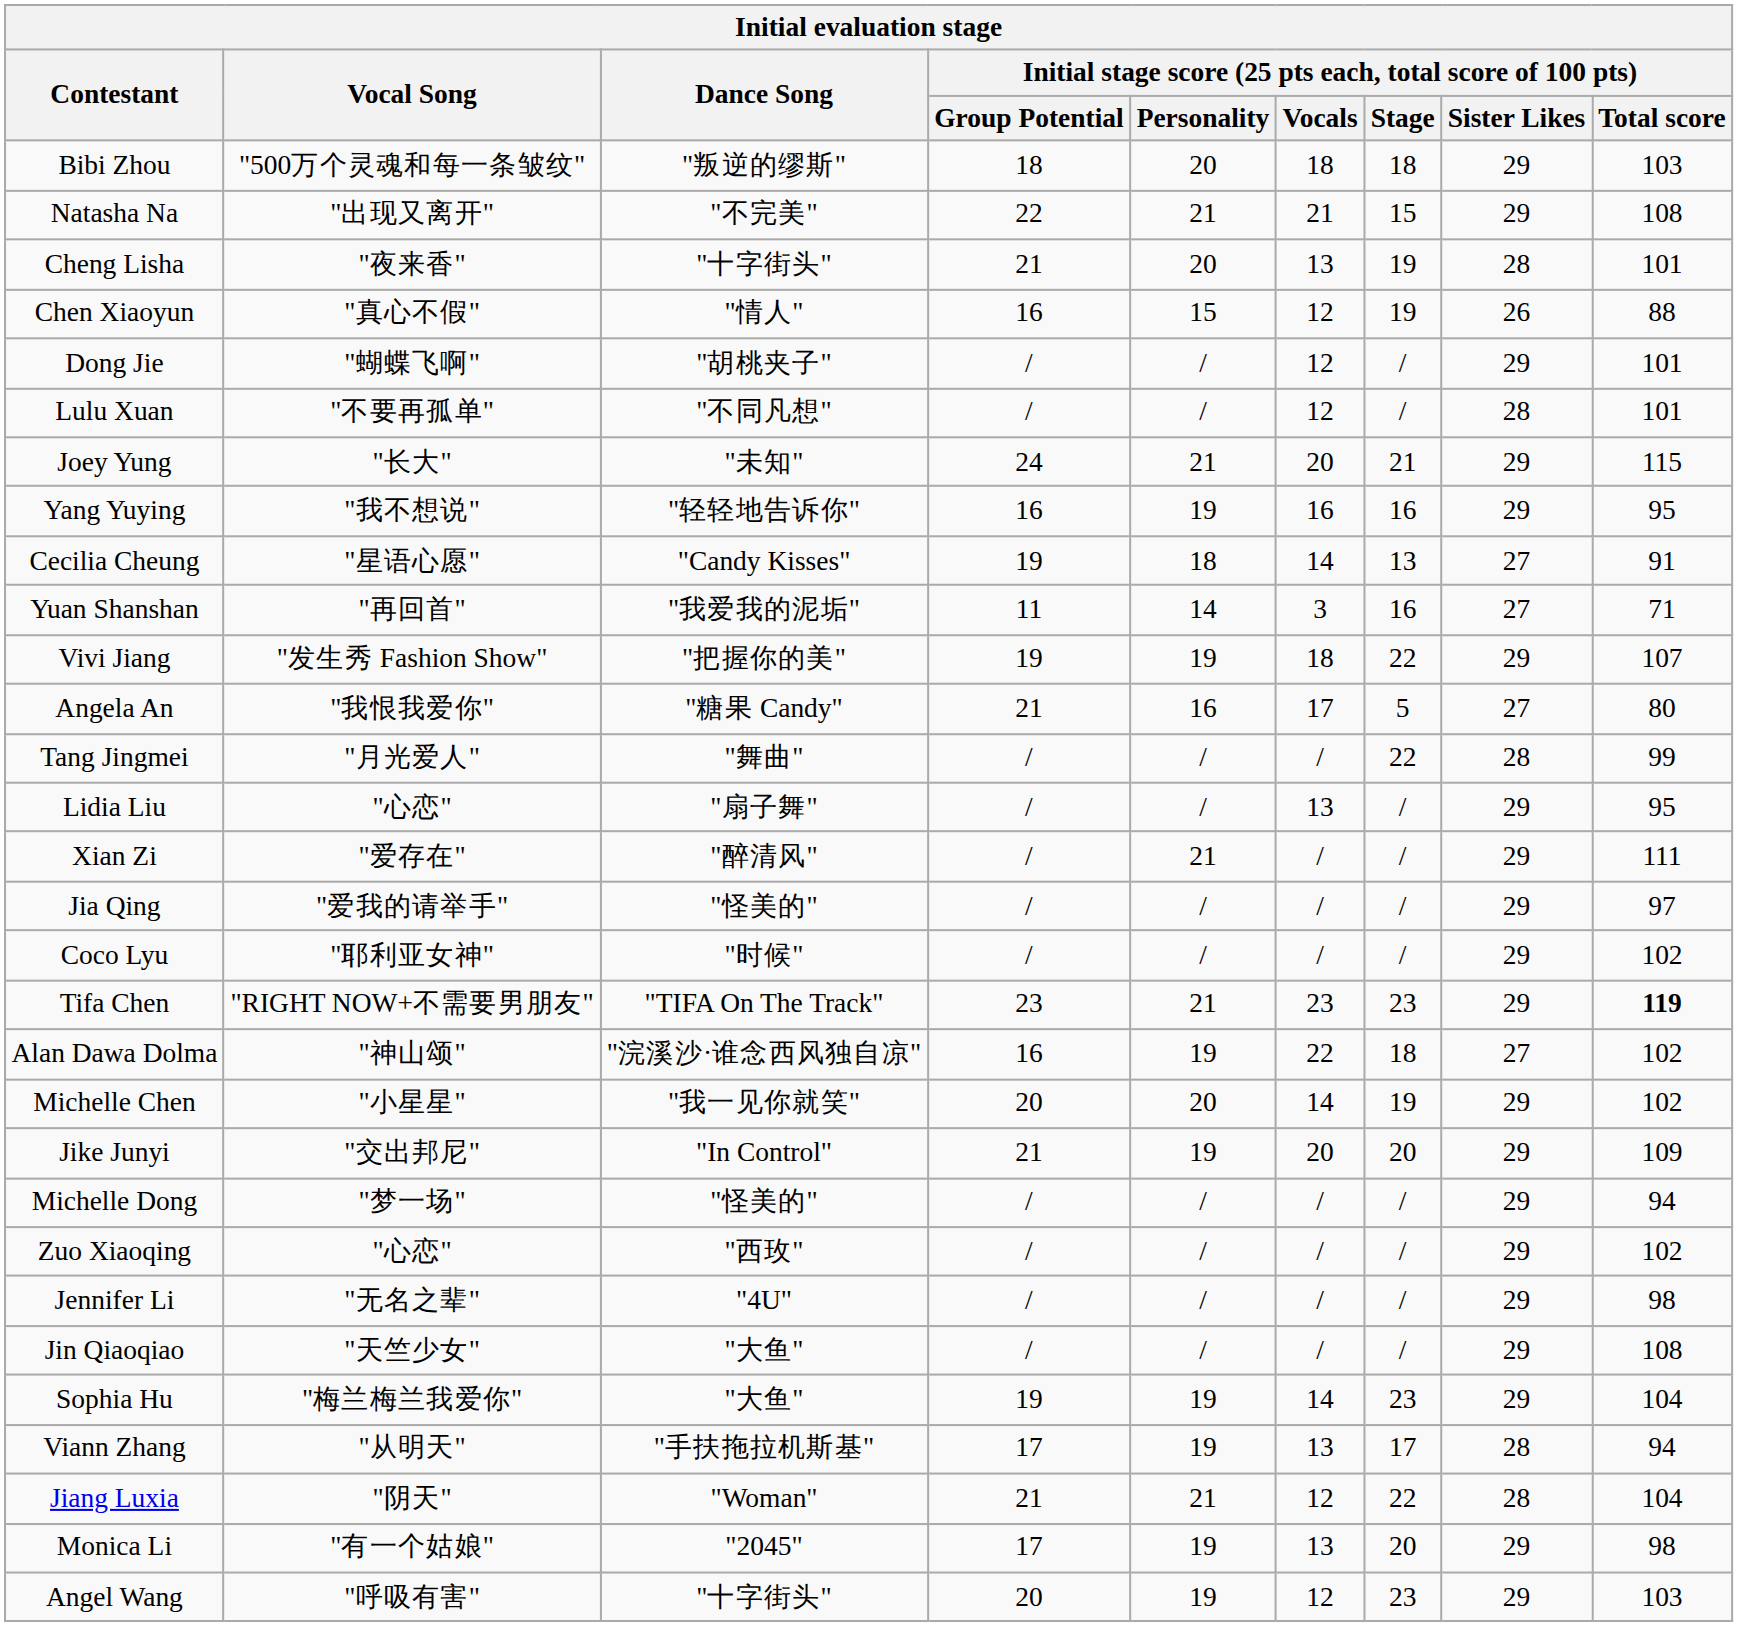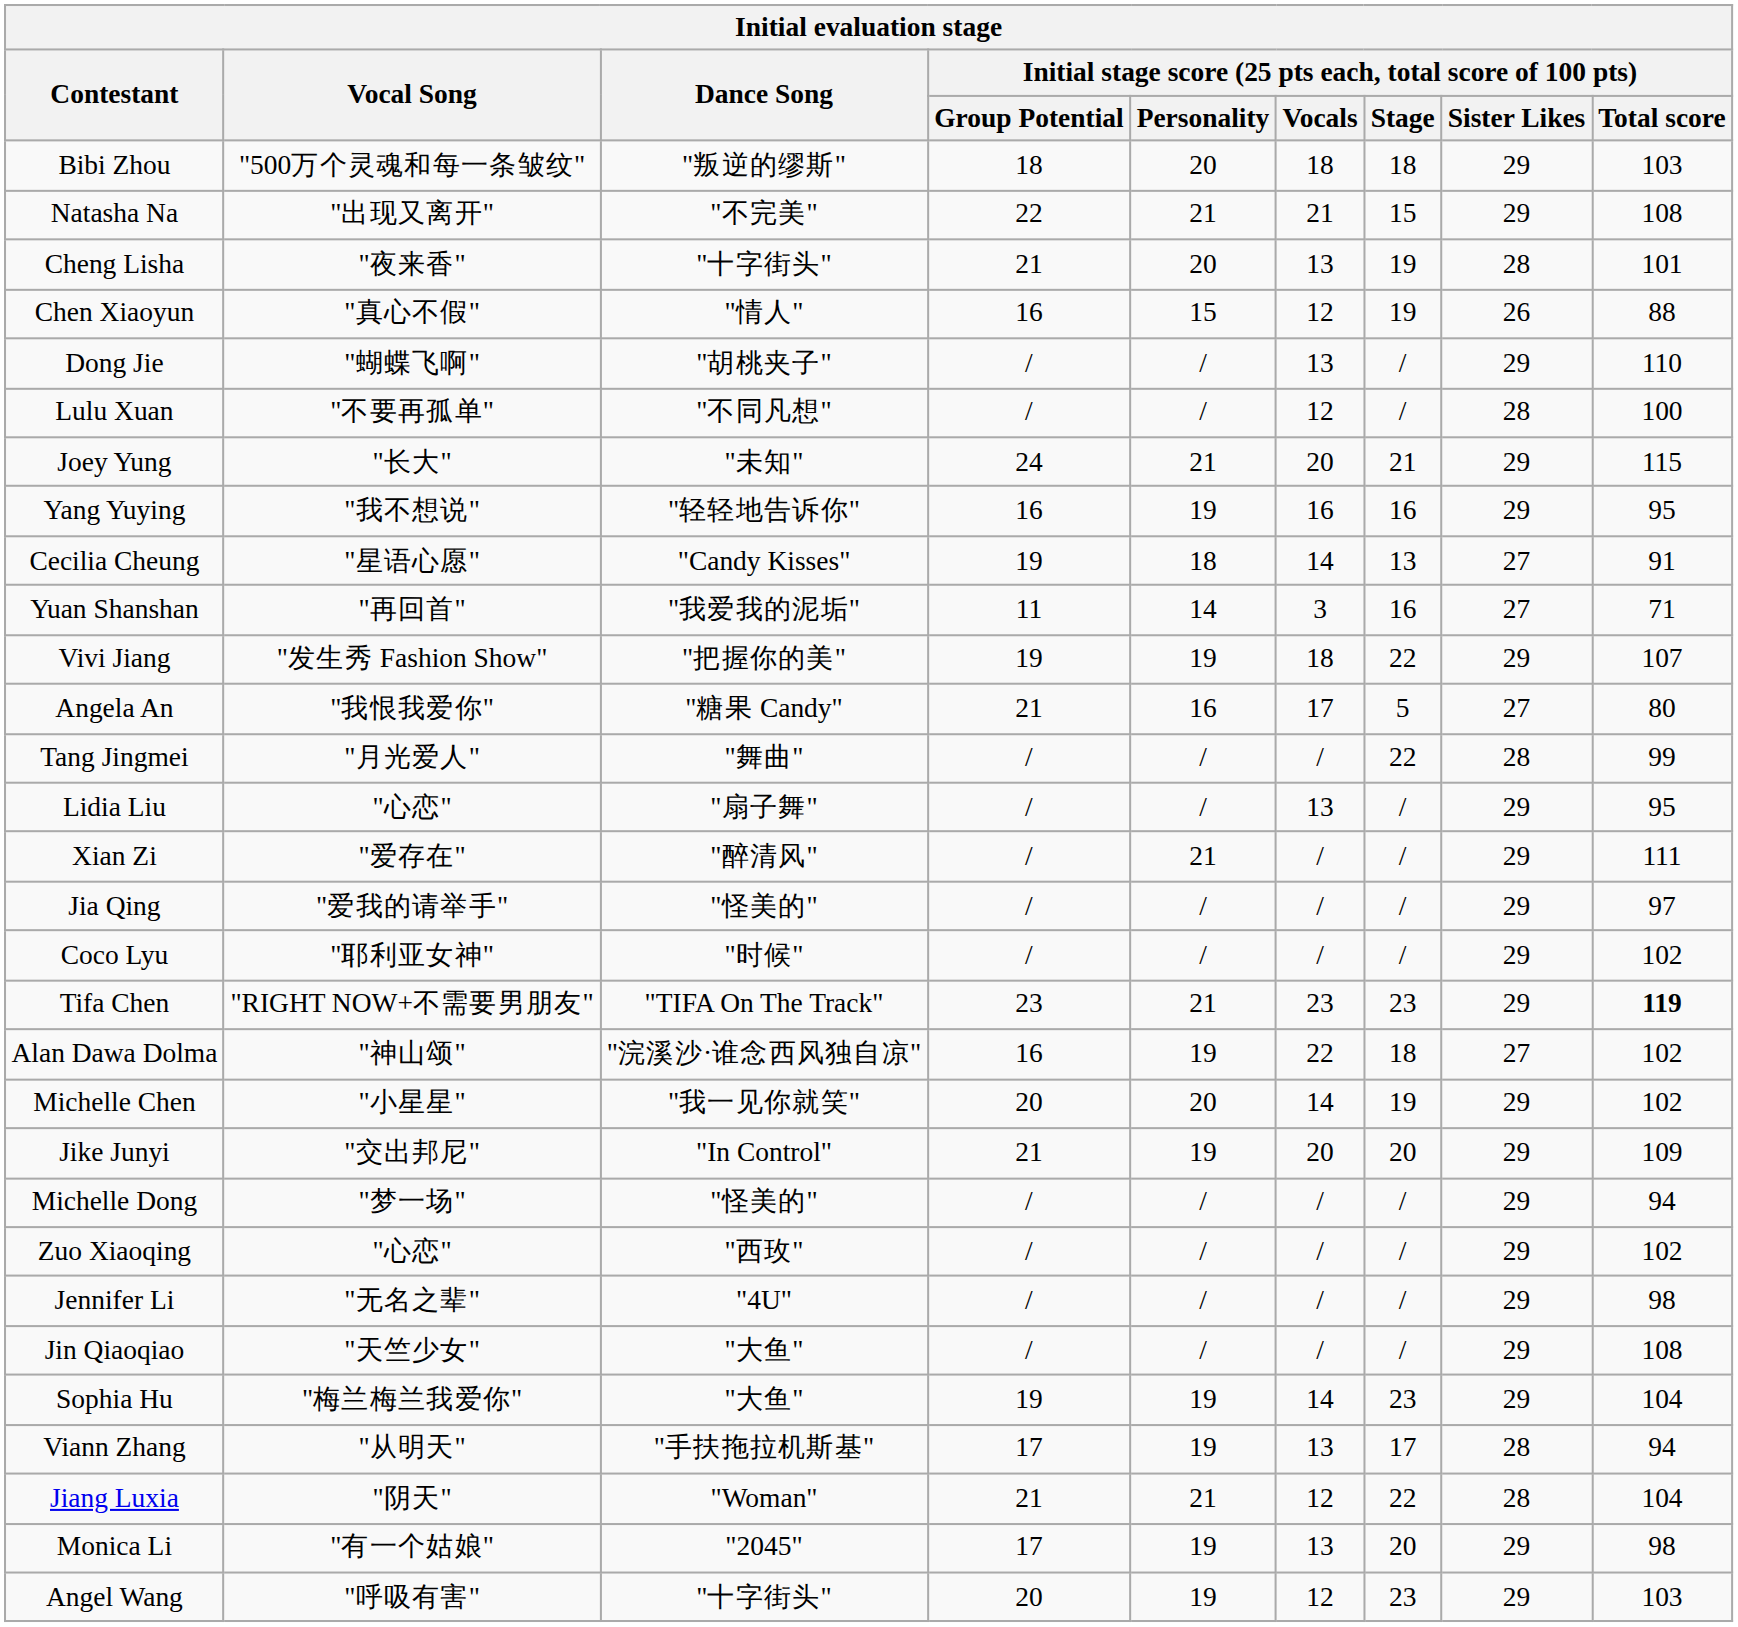(1320, 362) 12 -> (1320, 362) 13
(1662, 362) 101 -> (1662, 362) 110
(1662, 411) 101 -> (1662, 411) 100
